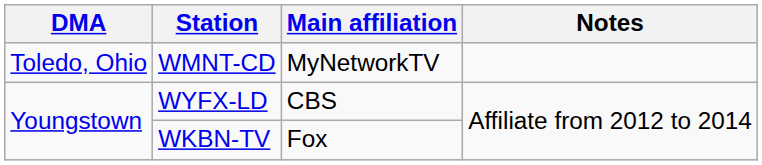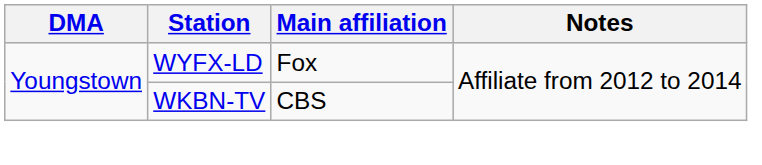- row: (217, 62)
(312, 100) CBS -> (297, 62) Fox
(307, 139) Fox -> (302, 100) CBS
